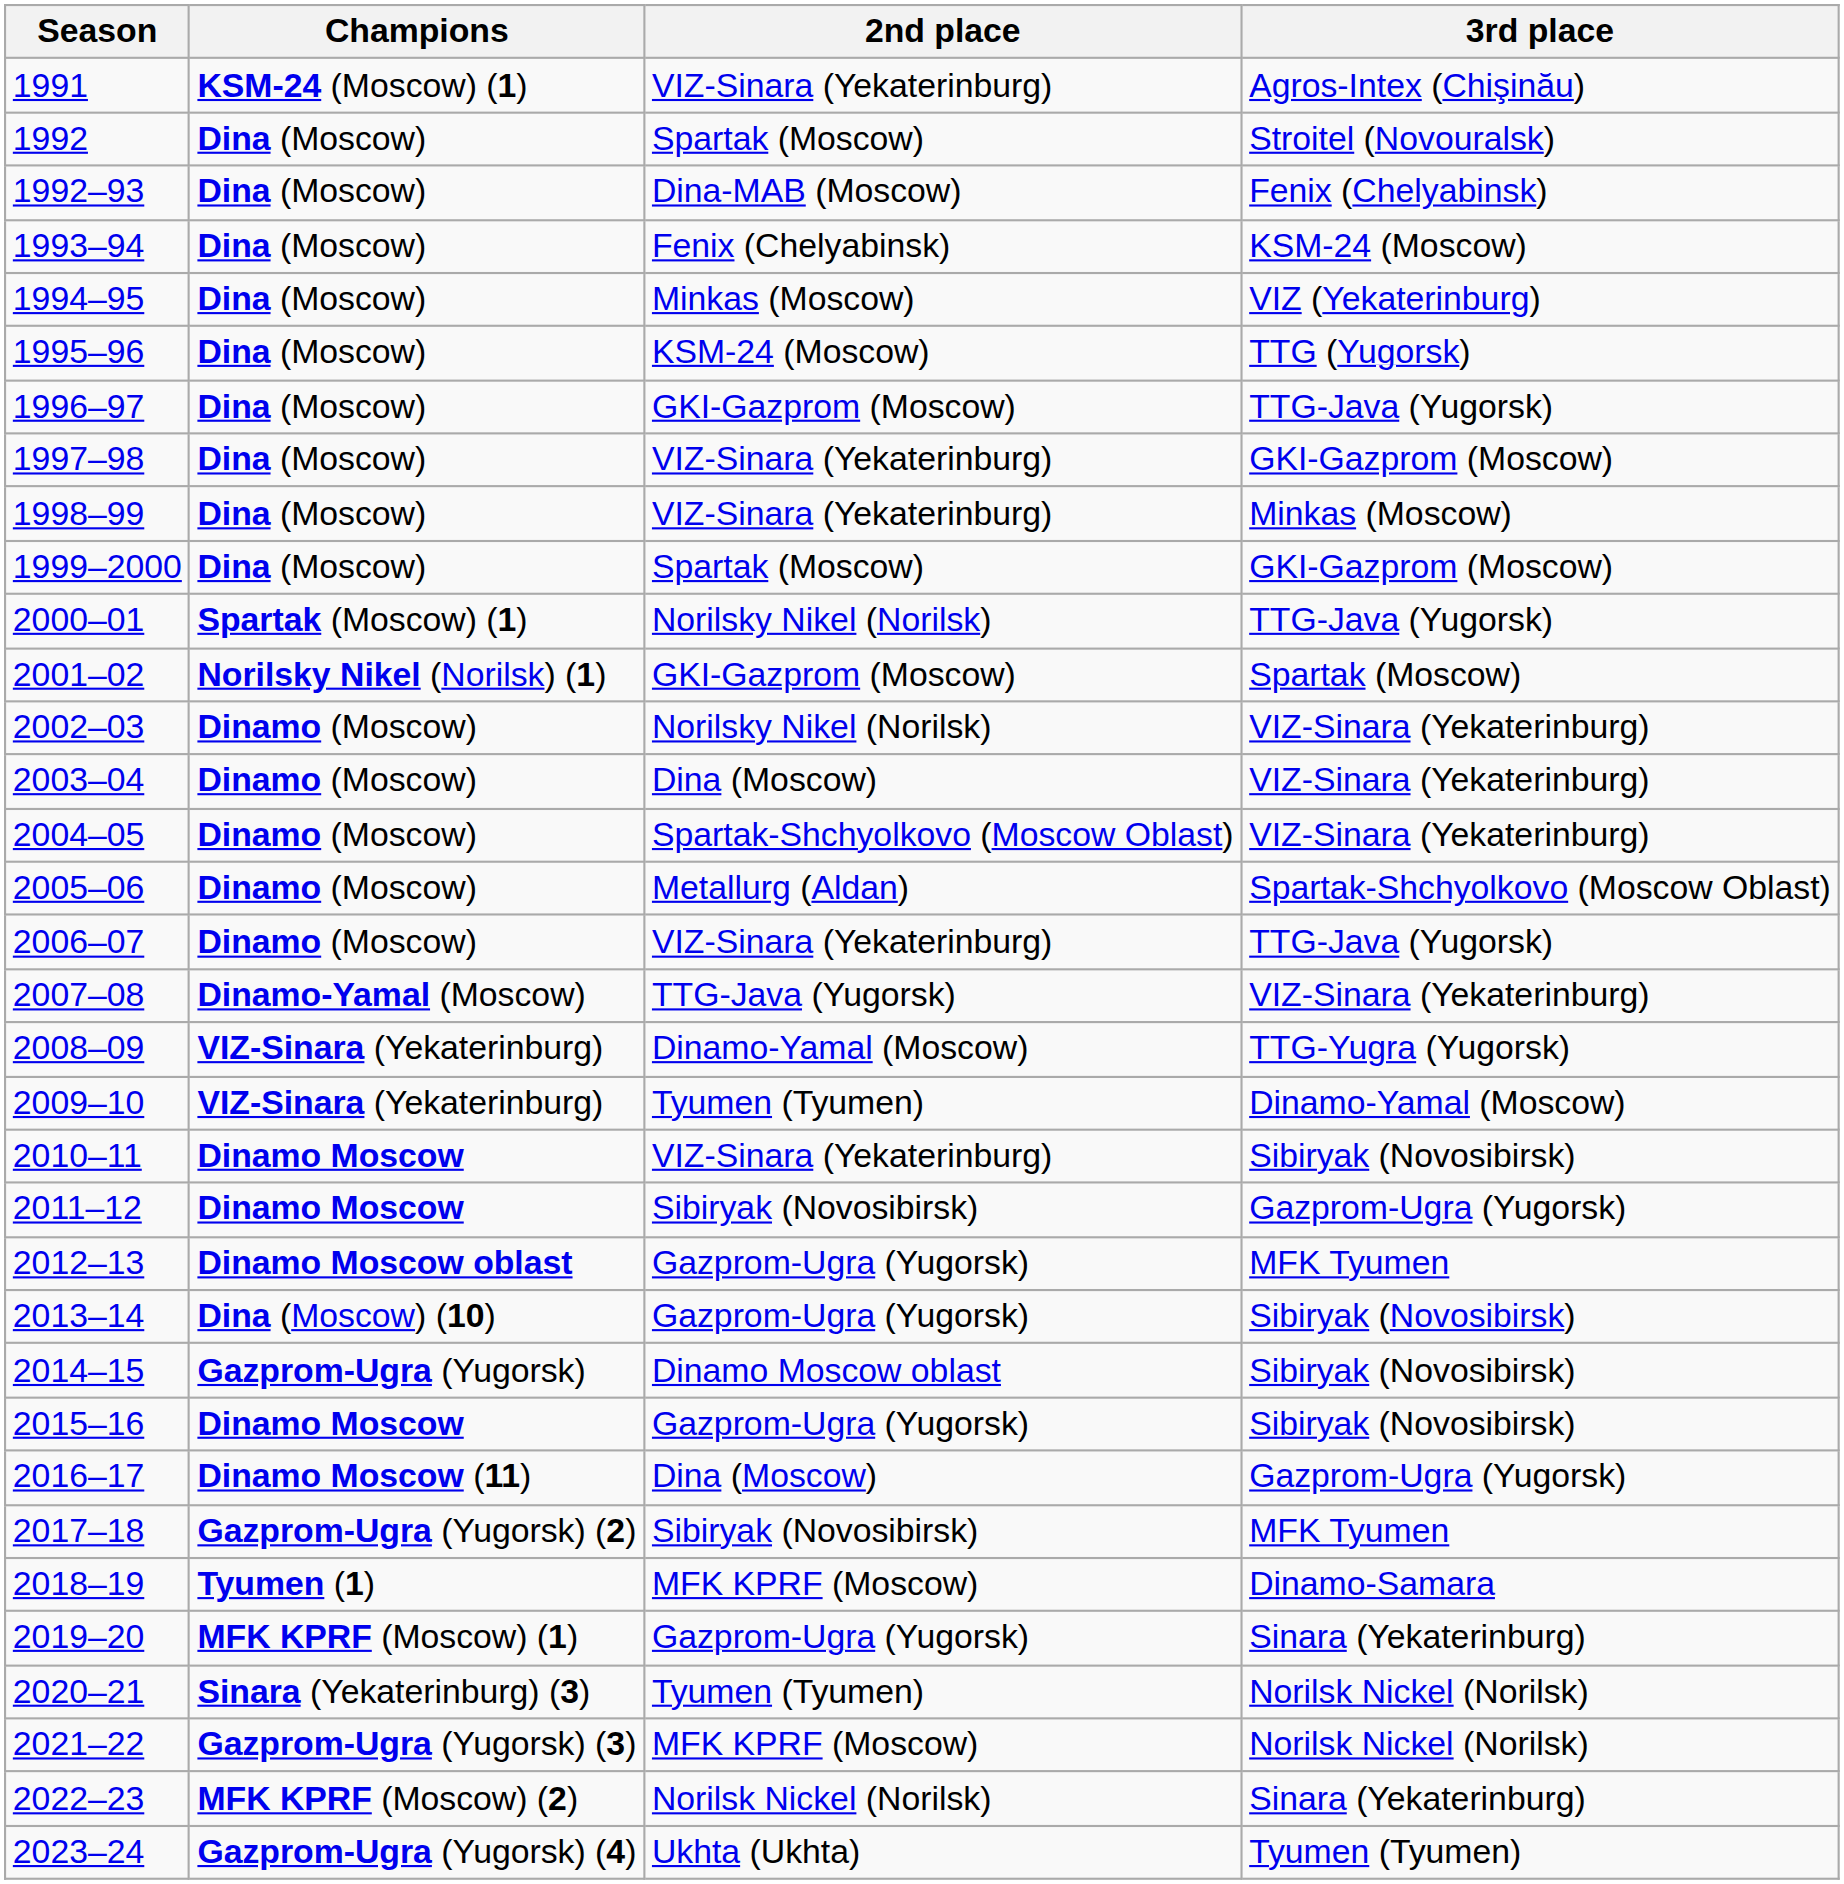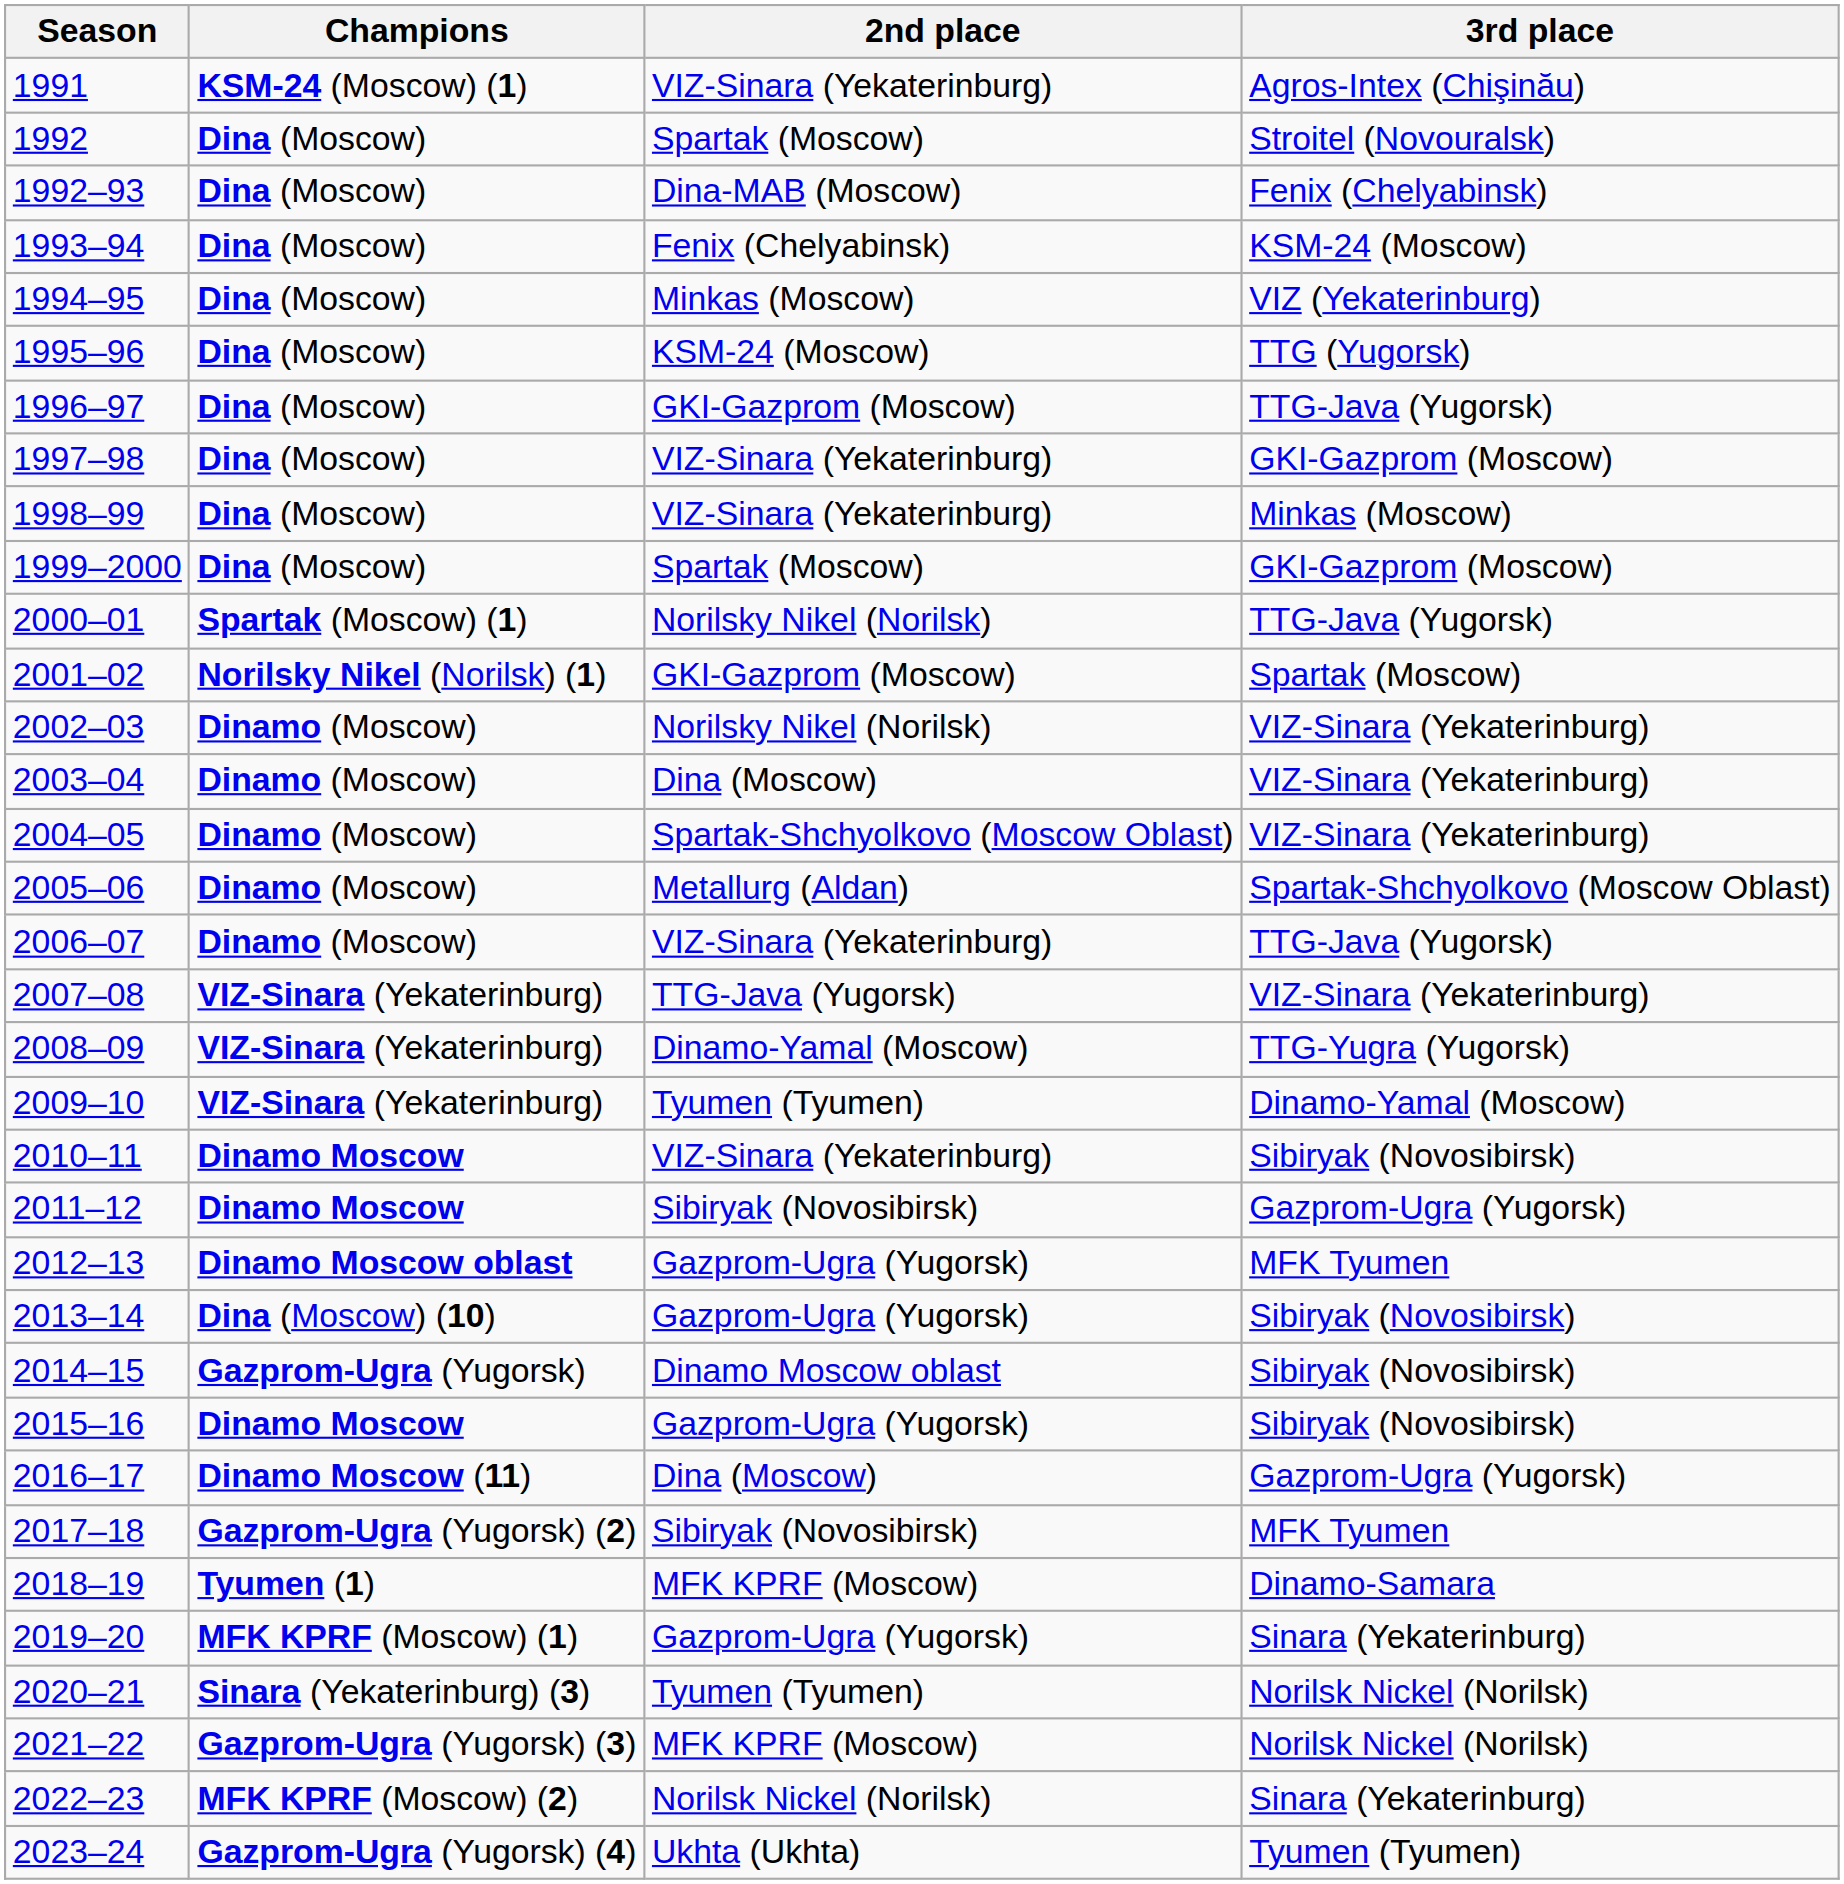(392, 995) Dinamo-Yamal (Moscow) -> (400, 995) VIZ-Sinara (Yekaterinburg)
